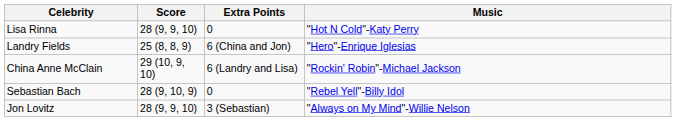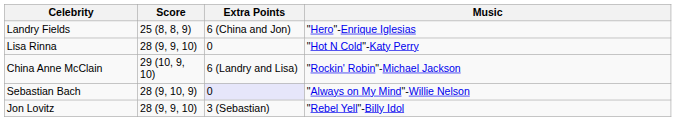rows swapped: (38, 46) <-> (32, 29)
(210, 91) no background -> (210, 91) lavender background
(355, 91) "Rebel Yell"-Billy Idol -> (388, 91) "Always on My Mind"-Willie Nelson
(388, 108) "Always on My Mind"-Willie Nelson -> (355, 108) "Rebel Yell"-Billy Idol
